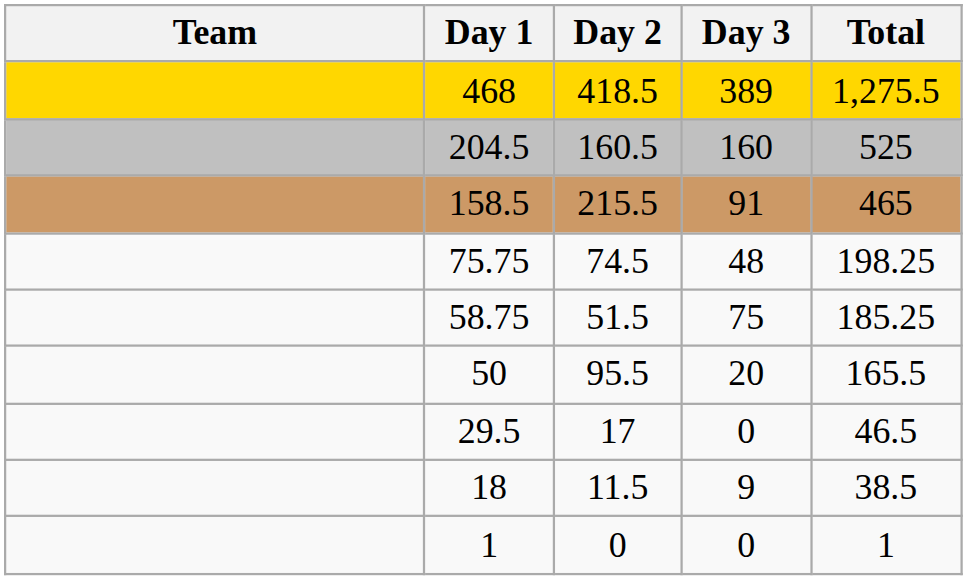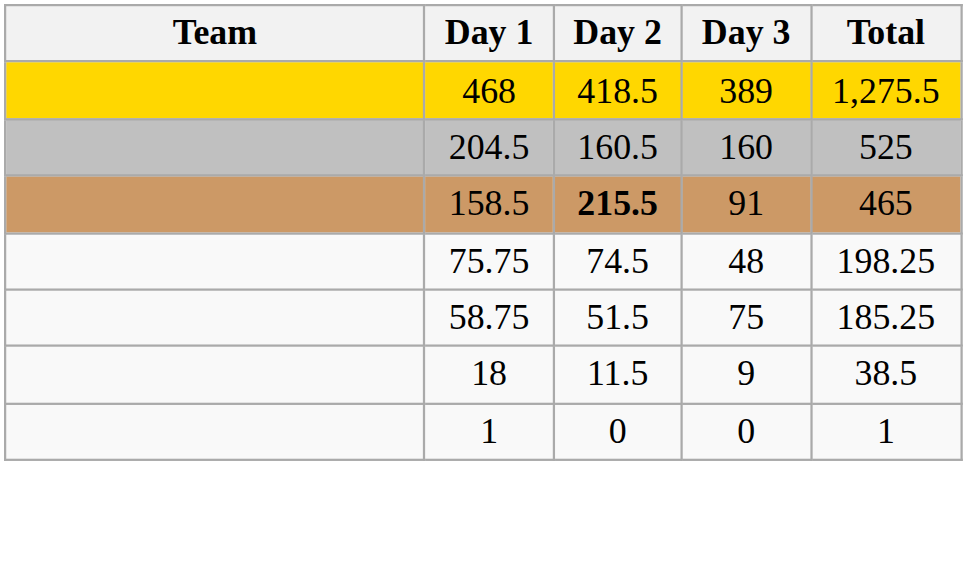(618, 203) normal -> (618, 203) bold
- row: (489, 373)
- row: (489, 430)
